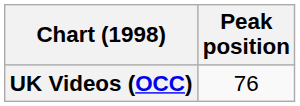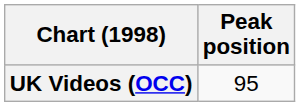(246, 82) 76 -> (246, 82) 95
